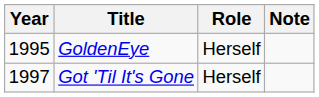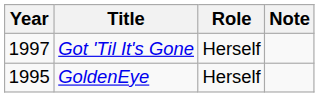rows swapped: (104, 48) <-> (126, 77)
